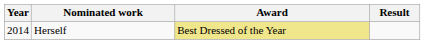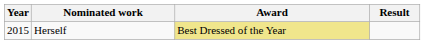(18, 30) 2014 -> (18, 30) 2015
